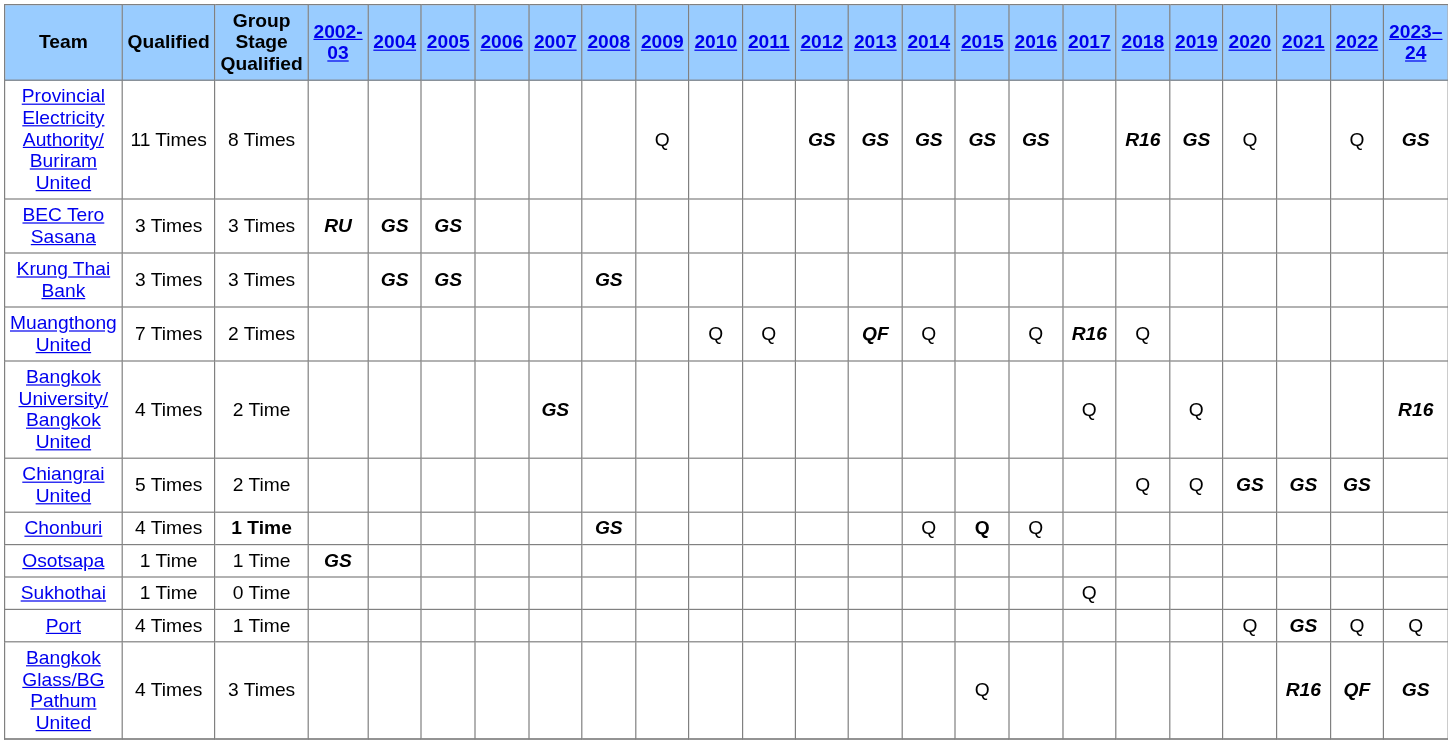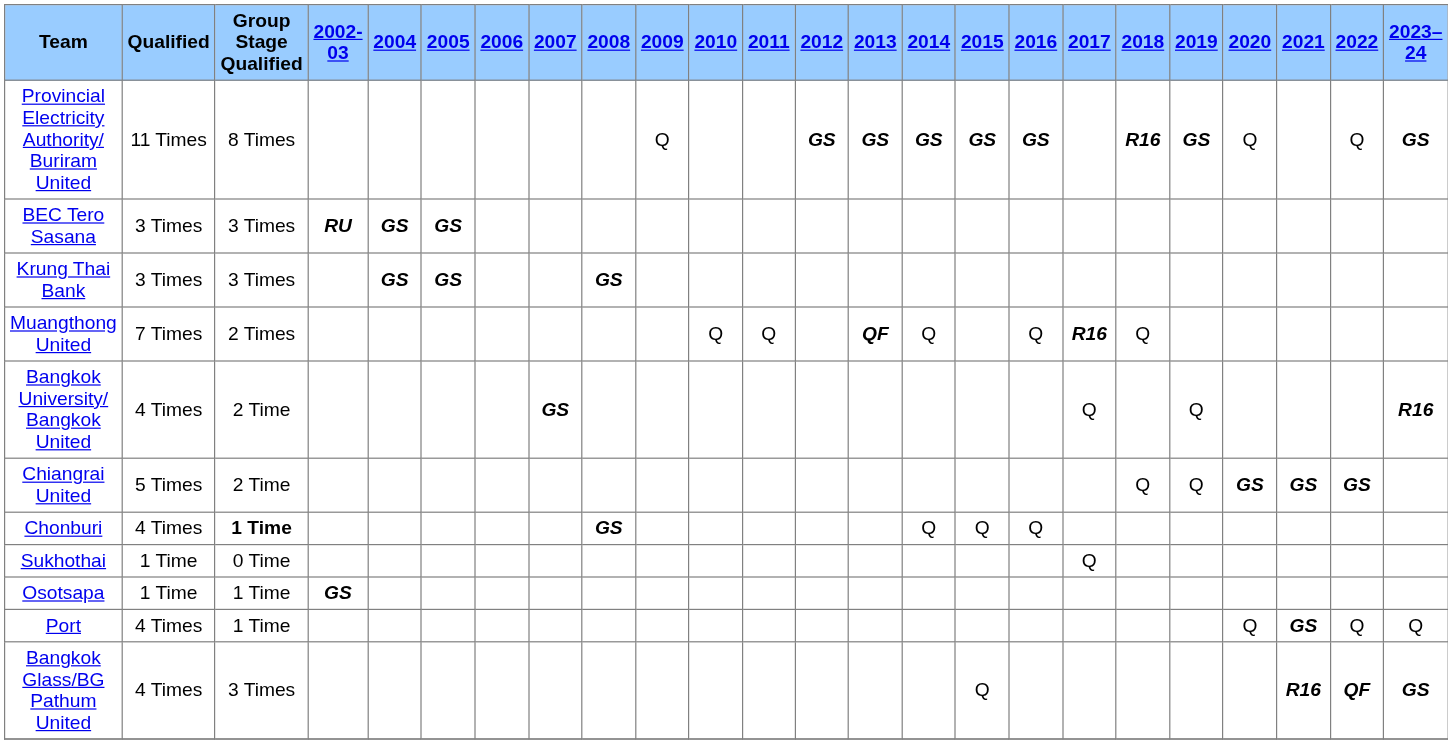(982, 528) bold -> (982, 528) normal
rows swapped: (63, 560) <-> (63, 593)
